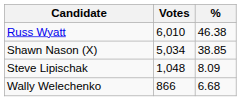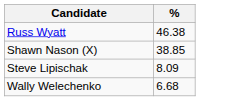- column: (174, 13)
